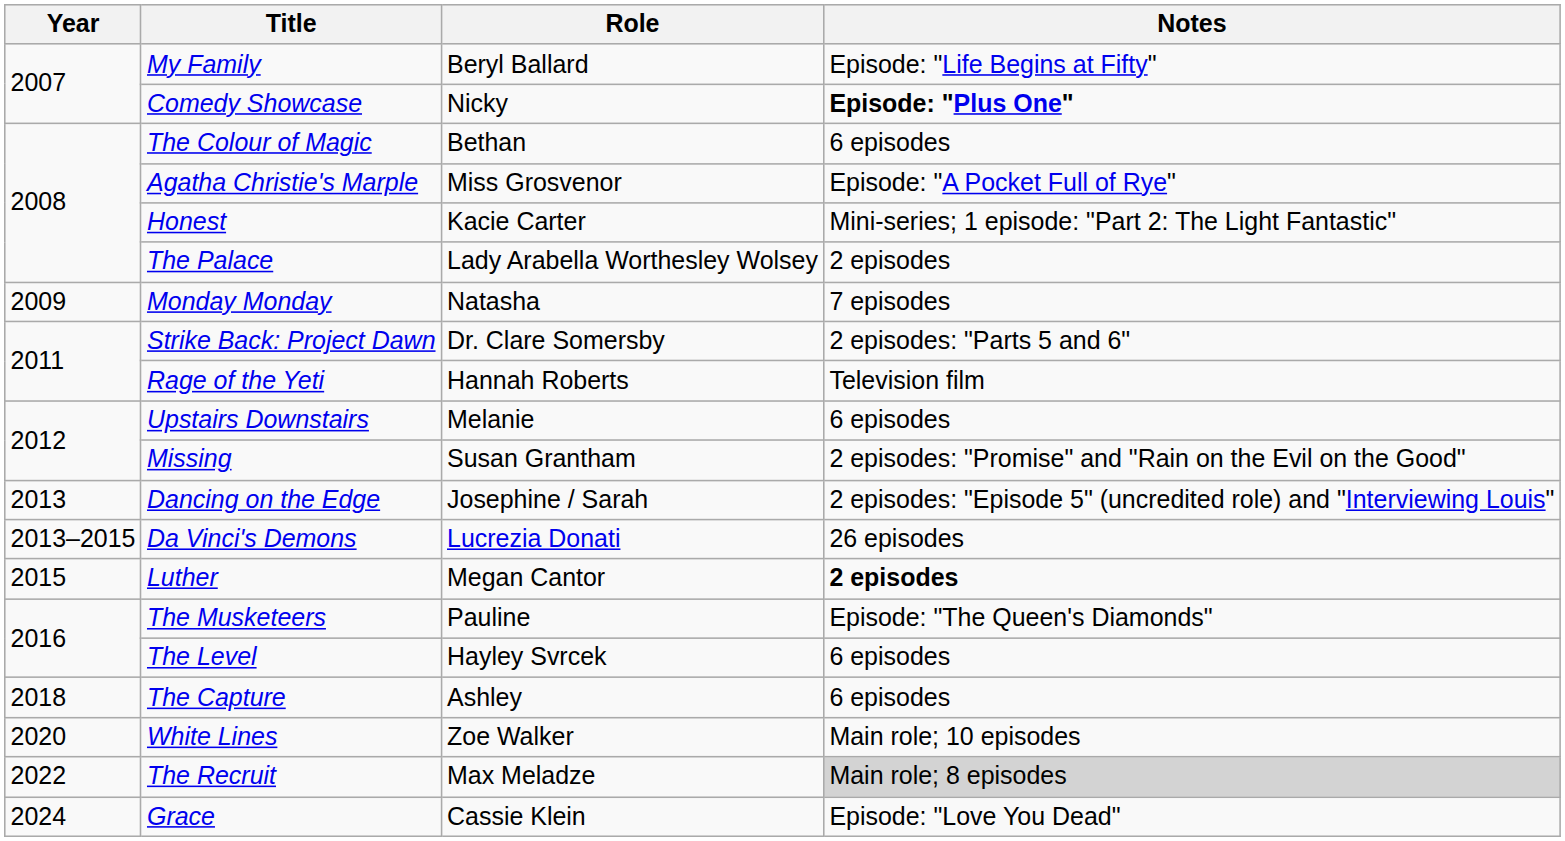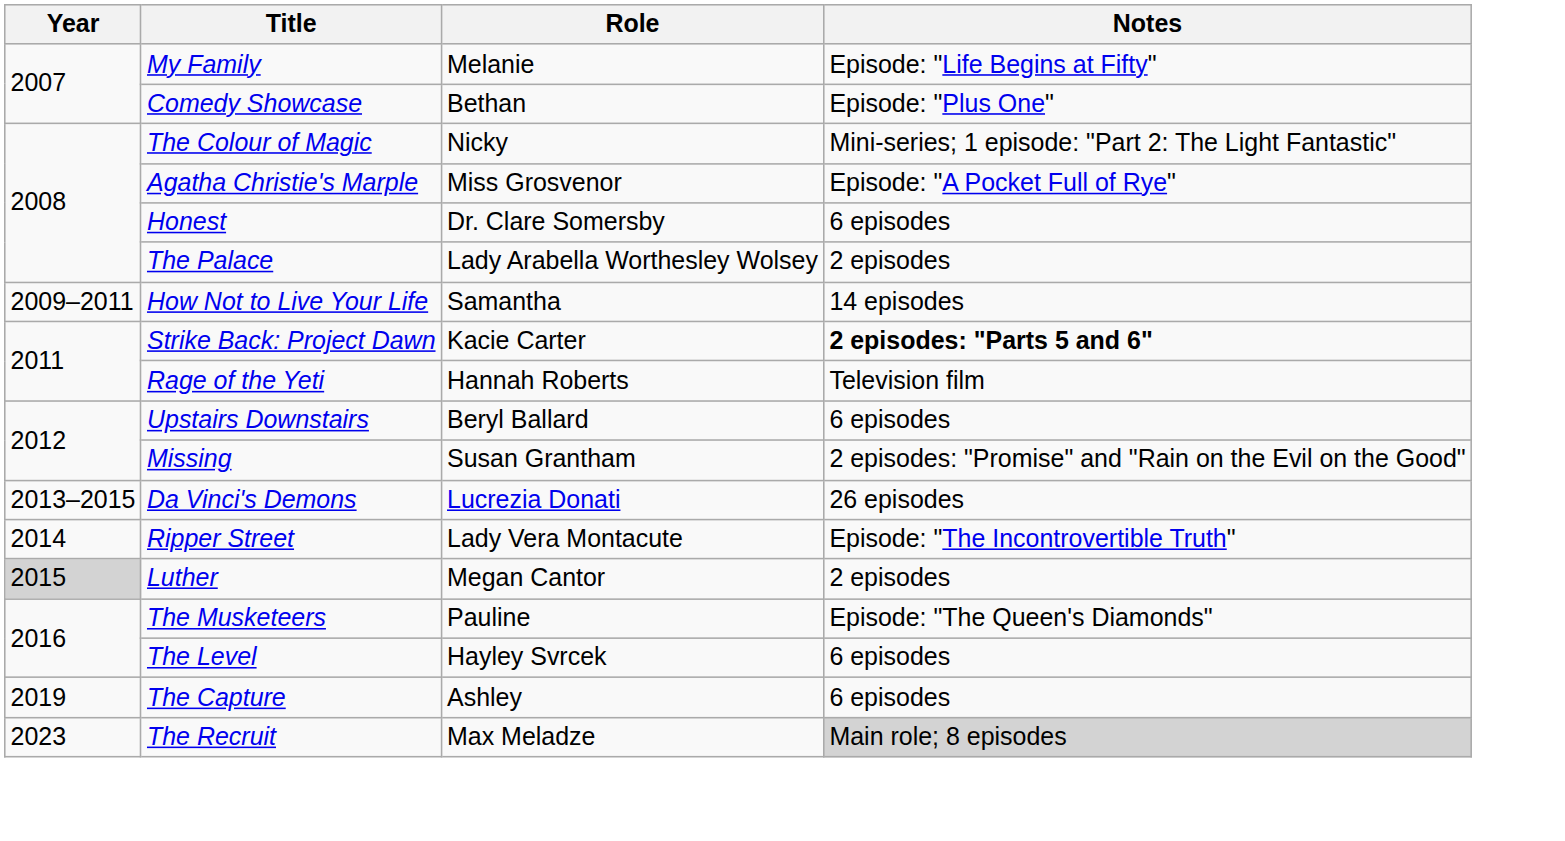(518, 63) Beryl Ballard -> (491, 63) Melanie
(478, 103) Nicky -> (487, 103) Bethan
(952, 103) bold -> (942, 103) normal
(487, 143) Bethan -> (478, 143) Nicky
(890, 143) 6 episodes -> (1113, 143) Mini-series; 1 episode: "Part 2: The Light Fantastic"
(516, 222) Kacie Carter -> (556, 222) Dr. Clare Somersby
(1113, 222) Mini-series; 1 episode: "Part 2: The Light Fantastic" -> (890, 222) 6 episodes
- row: (239, 301)
+ row: (288, 301)
(556, 340) Dr. Clare Somersby -> (516, 340) Kacie Carter
(980, 340) normal -> (991, 340) bold
(491, 420) Melanie -> (518, 420) Beryl Ballard
- row: (264, 499)
+ row: (221, 538)
(38, 578) no background -> (38, 578) lightgrey background
(894, 578) bold -> (890, 578) normal
(38, 697) 2018 -> (38, 697) 2019
- row: (212, 736)
(38, 776) 2022 -> (38, 736) 2023
- row: (181, 815)
